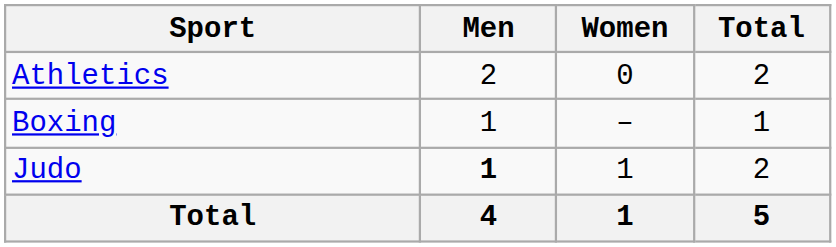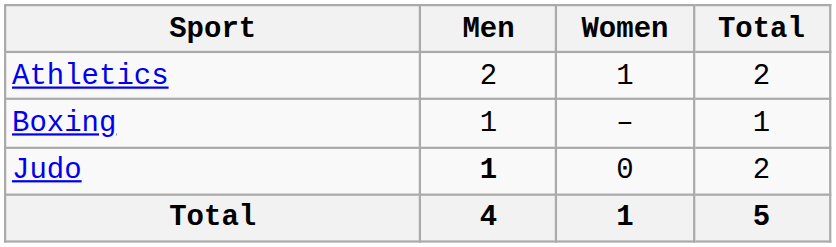(625, 76) 0 -> (625, 76) 1
(625, 170) 1 -> (625, 170) 0
